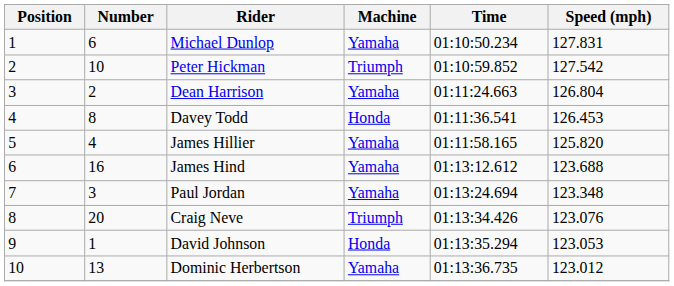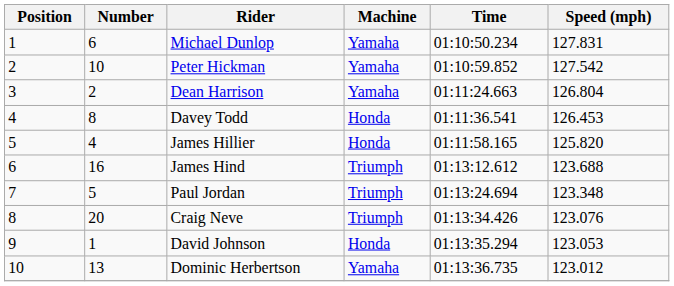(375, 67) Triumph -> (374, 67) Yamaha
(374, 142) Yamaha -> (369, 142) Honda
(374, 167) Yamaha -> (375, 167) Triumph
(92, 192) 3 -> (92, 192) 5
(374, 192) Yamaha -> (375, 192) Triumph
